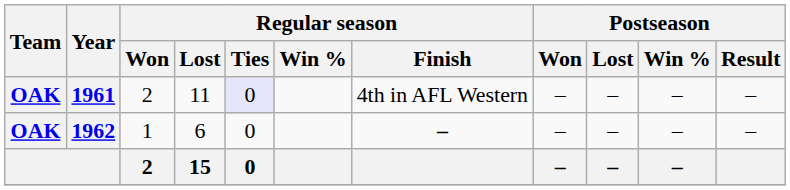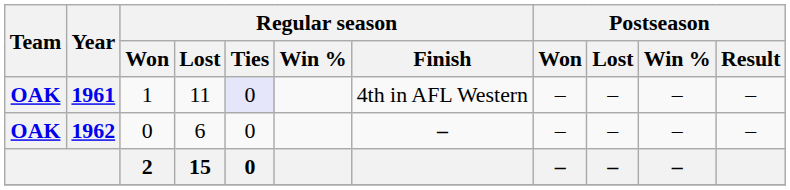(147, 94) 2 -> (147, 94) 1
(147, 131) 1 -> (147, 131) 0
